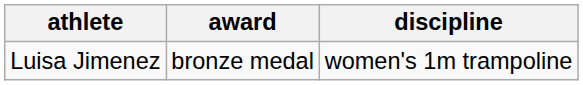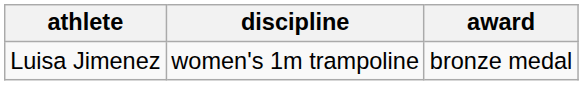columns swapped: (449, 23) <-> (243, 23)
